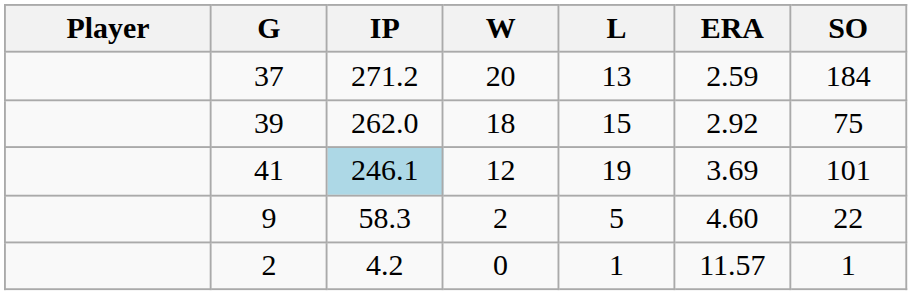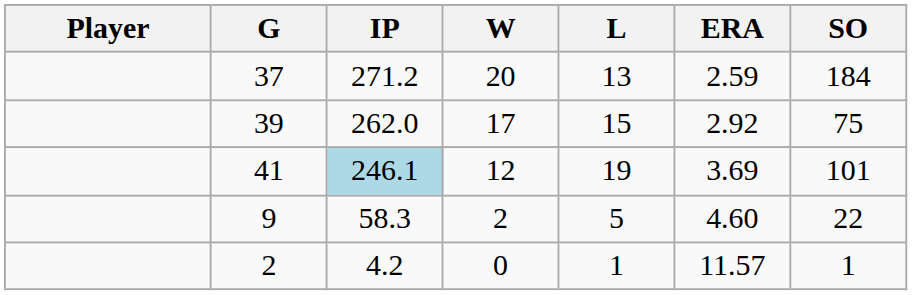(501, 123) 18 -> (501, 123) 17
